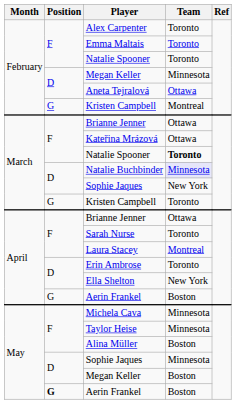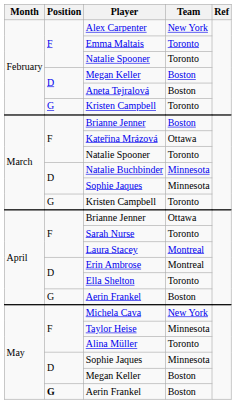(183, 28) Toronto -> (188, 28) New York
(189, 75) Minnesota -> (182, 75) Boston
(182, 91) Ottawa -> (182, 91) Boston
(186, 106) Montreal -> (183, 106) Toronto
(182, 123) Ottawa -> (182, 123) Boston
(185, 154) bold -> (183, 154) normal
(189, 170) lavender background -> (189, 170) no background
(188, 186) New York -> (189, 186) Minnesota
(183, 265) Toronto -> (186, 265) Montreal
(188, 281) New York -> (183, 281) Toronto
(189, 313) Minnesota -> (188, 313) New York
(182, 344) Boston -> (183, 344) Toronto
